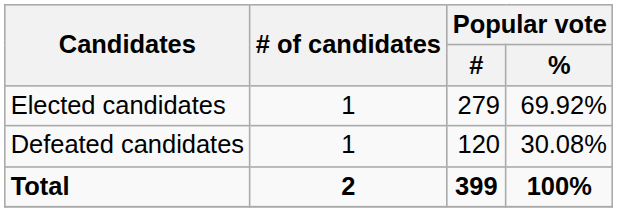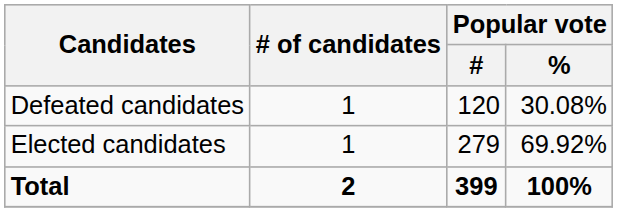rows swapped: (118, 105) <-> (127, 145)
